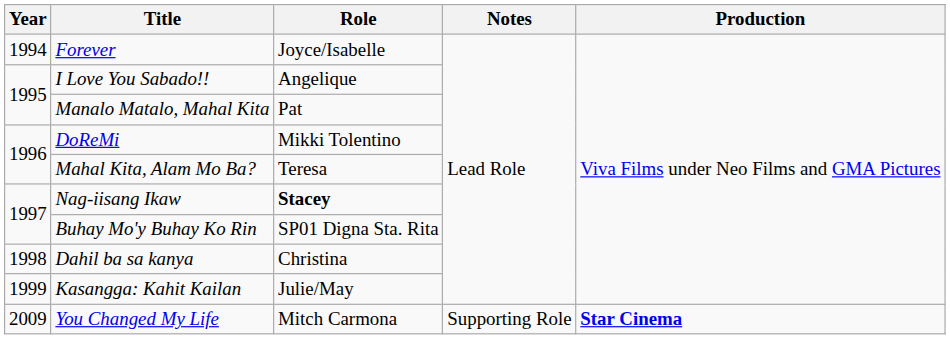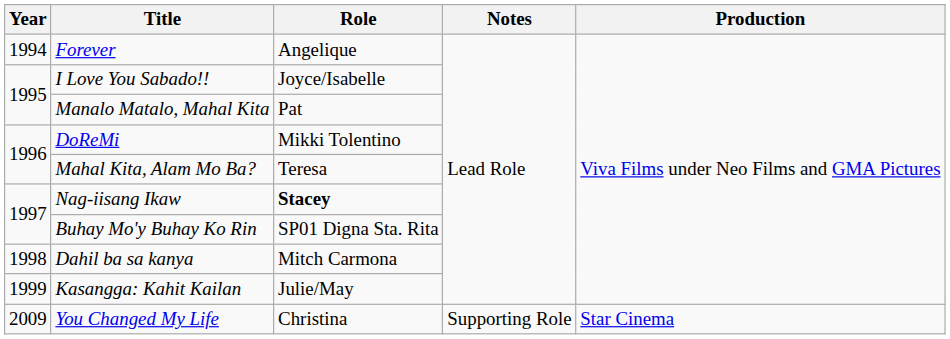(332, 49) Joyce/Isabelle -> (317, 49) Angelique
(317, 79) Angelique -> (332, 79) Joyce/Isabelle
(313, 259) Christina -> (338, 259) Mitch Carmona
(338, 318) Mitch Carmona -> (313, 318) Christina
(631, 318) bold -> (627, 318) normal
